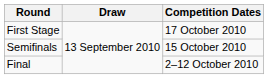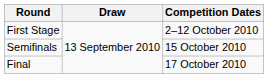(206, 30) 17 October 2010 -> (212, 30) 2–12 October 2010
(212, 64) 2–12 October 2010 -> (206, 64) 17 October 2010
